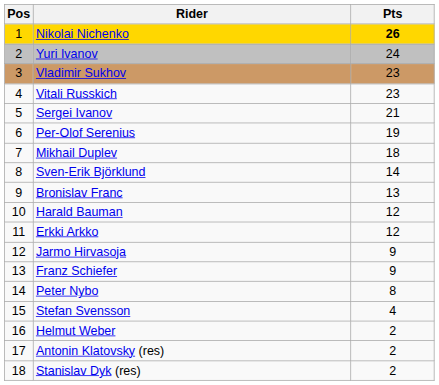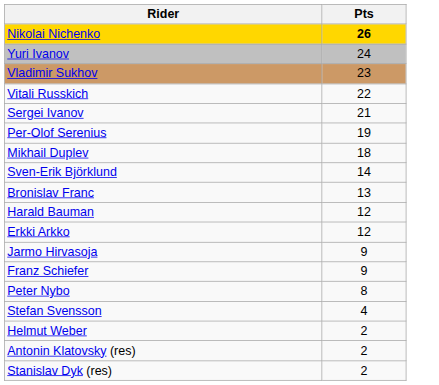- column: (19, 14)
(393, 93) 23 -> (364, 93) 22
